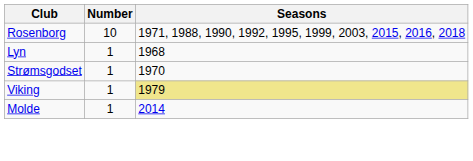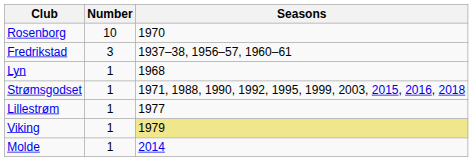(302, 33) 1971, 1988, 1990, 1992, 1995, 1999, 2003, 2015, 2016, 2018 -> (152, 33) 1970
+ row: (37, 52)
(152, 71) 1970 -> (302, 90) 1971, 1988, 1990, 1992, 1995, 1999, 2003, 2015, 2016, 2018
+ row: (33, 109)
